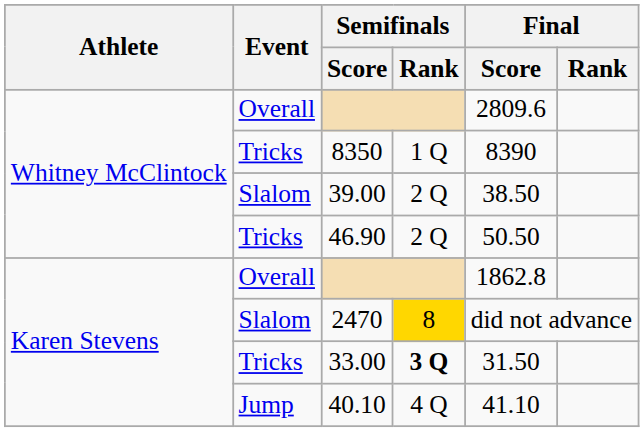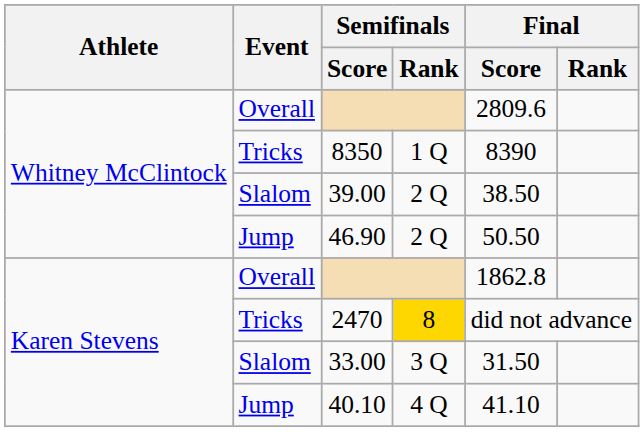(271, 236) Tricks -> (266, 236) Jump
(275, 320) Slalom -> (271, 320) Tricks
(271, 362) Tricks -> (275, 362) Slalom
(429, 362) bold -> (429, 362) normal
